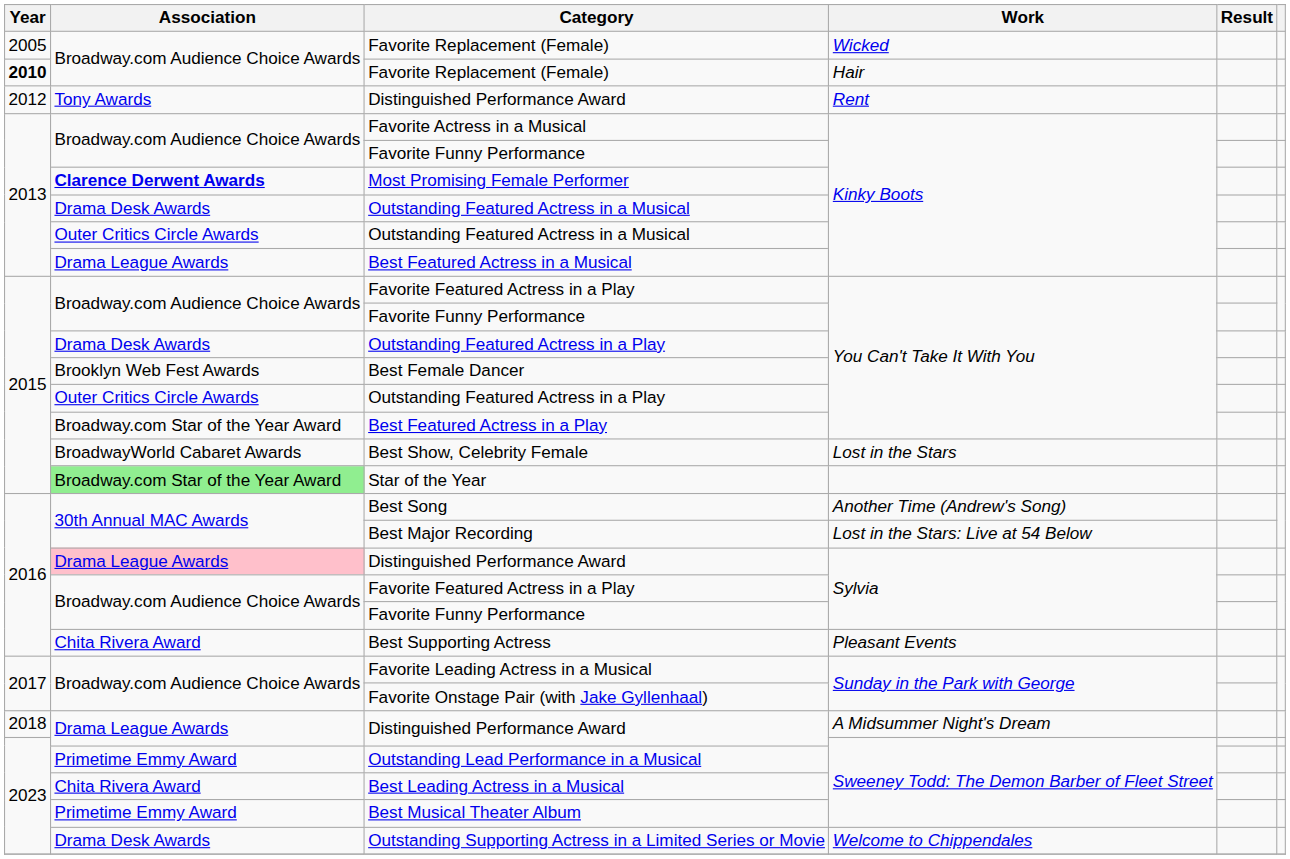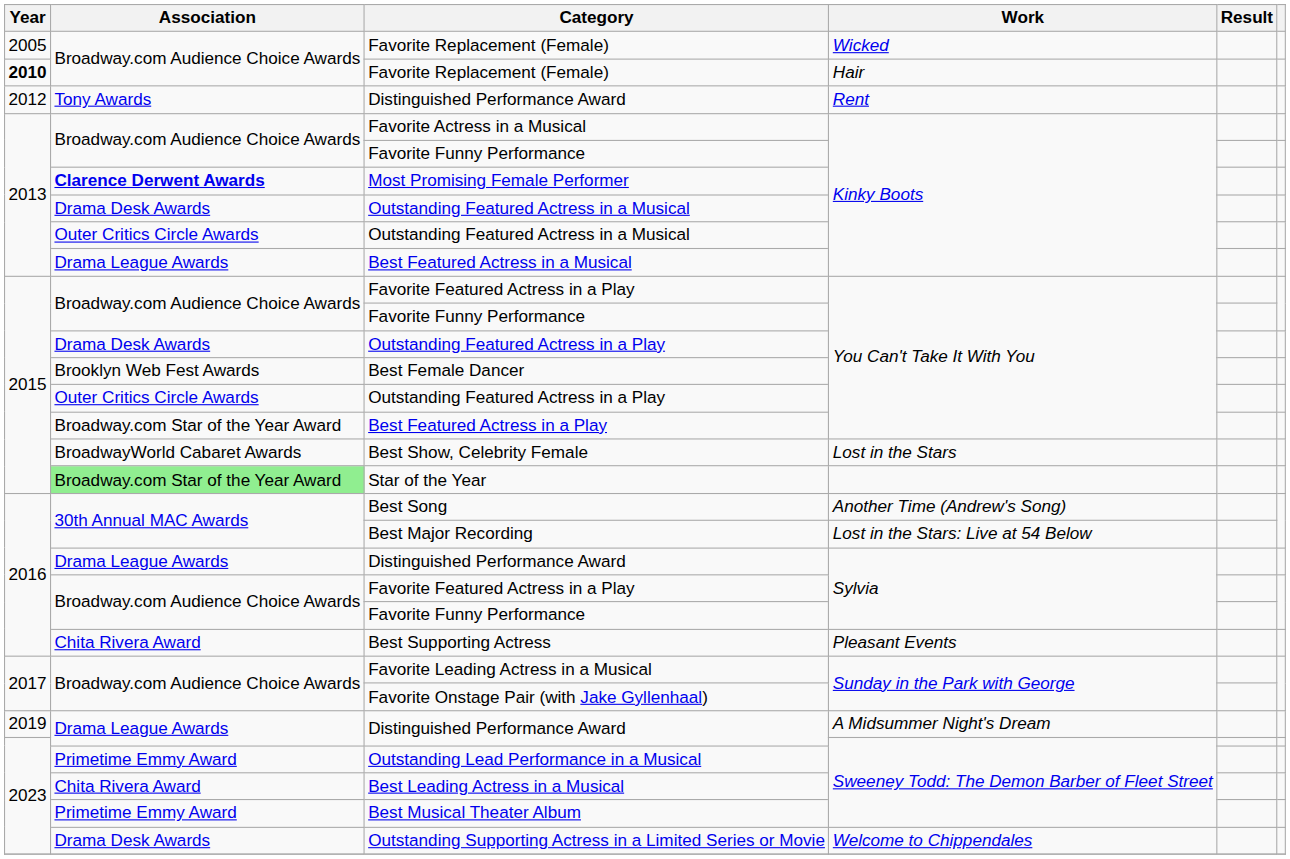(141, 561) pink background -> (141, 561) no background
(28, 724) 2018 -> (28, 724) 2019
